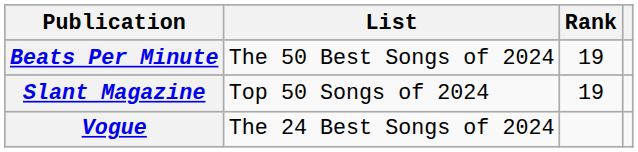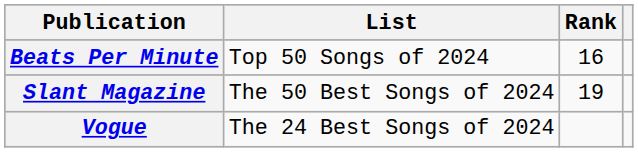(392, 58) The 50 Best Songs of 2024 -> (359, 58) Top 50 Songs of 2024
(591, 58) 19 -> (591, 58) 16
(359, 93) Top 50 Songs of 2024 -> (392, 93) The 50 Best Songs of 2024
